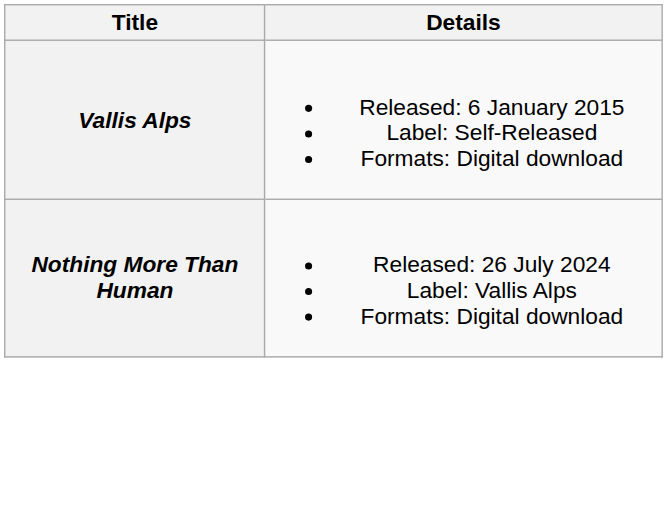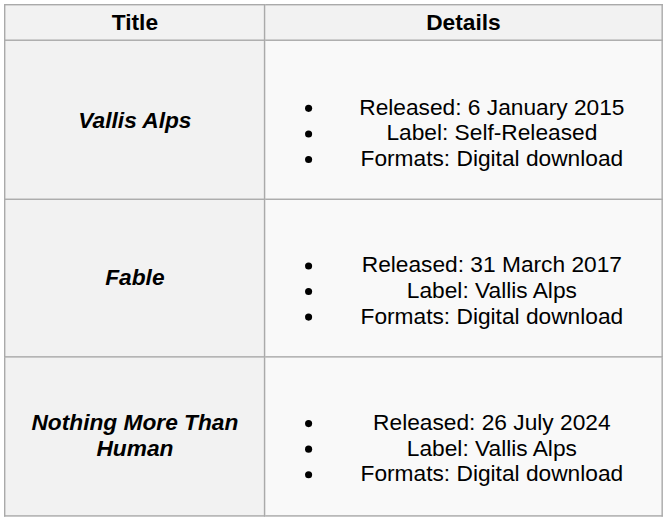+ row: (135, 277)
